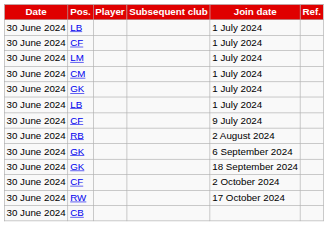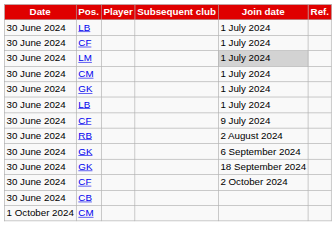(237, 58) no background -> (245, 58) lightgrey background
- row: (36, 197)
+ row: (40, 213)
